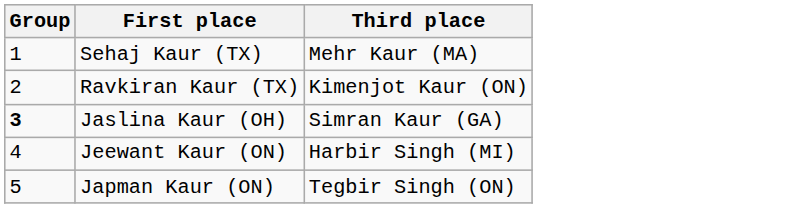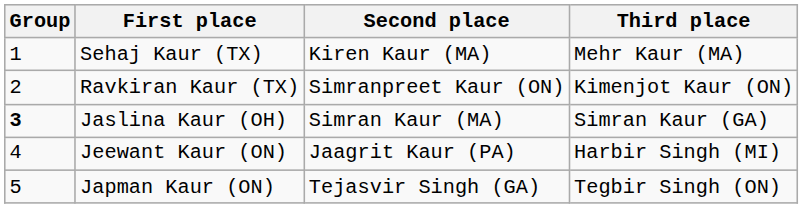+ column: (437, 21)
